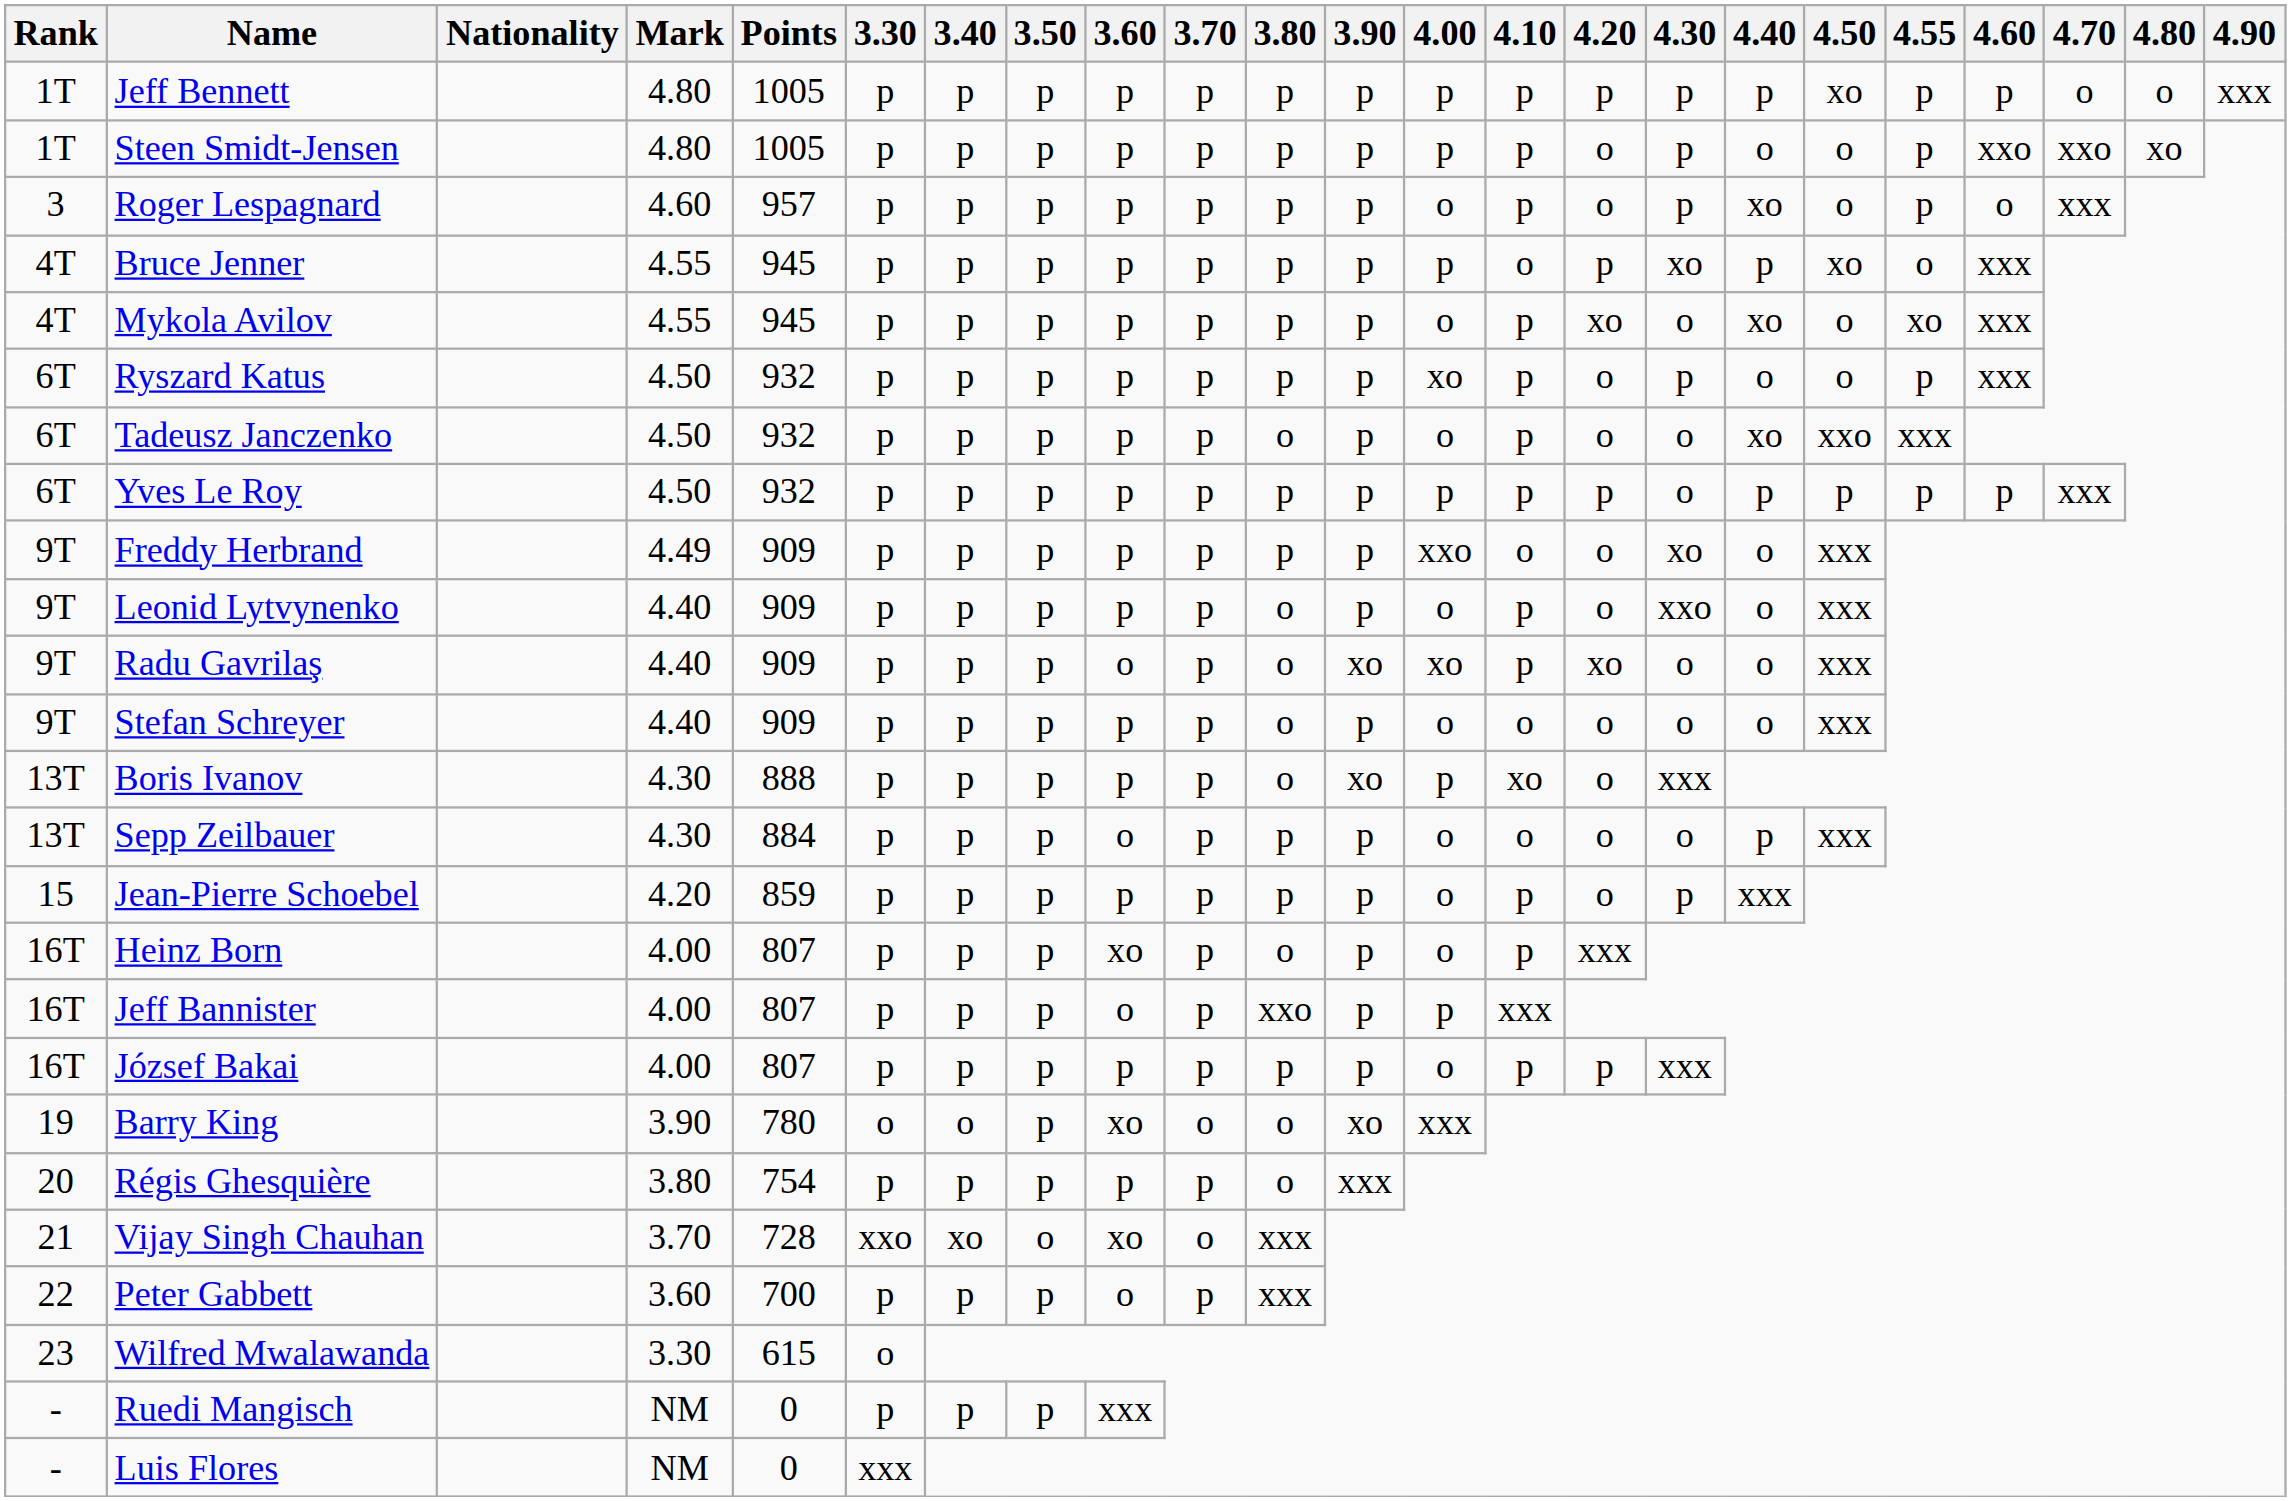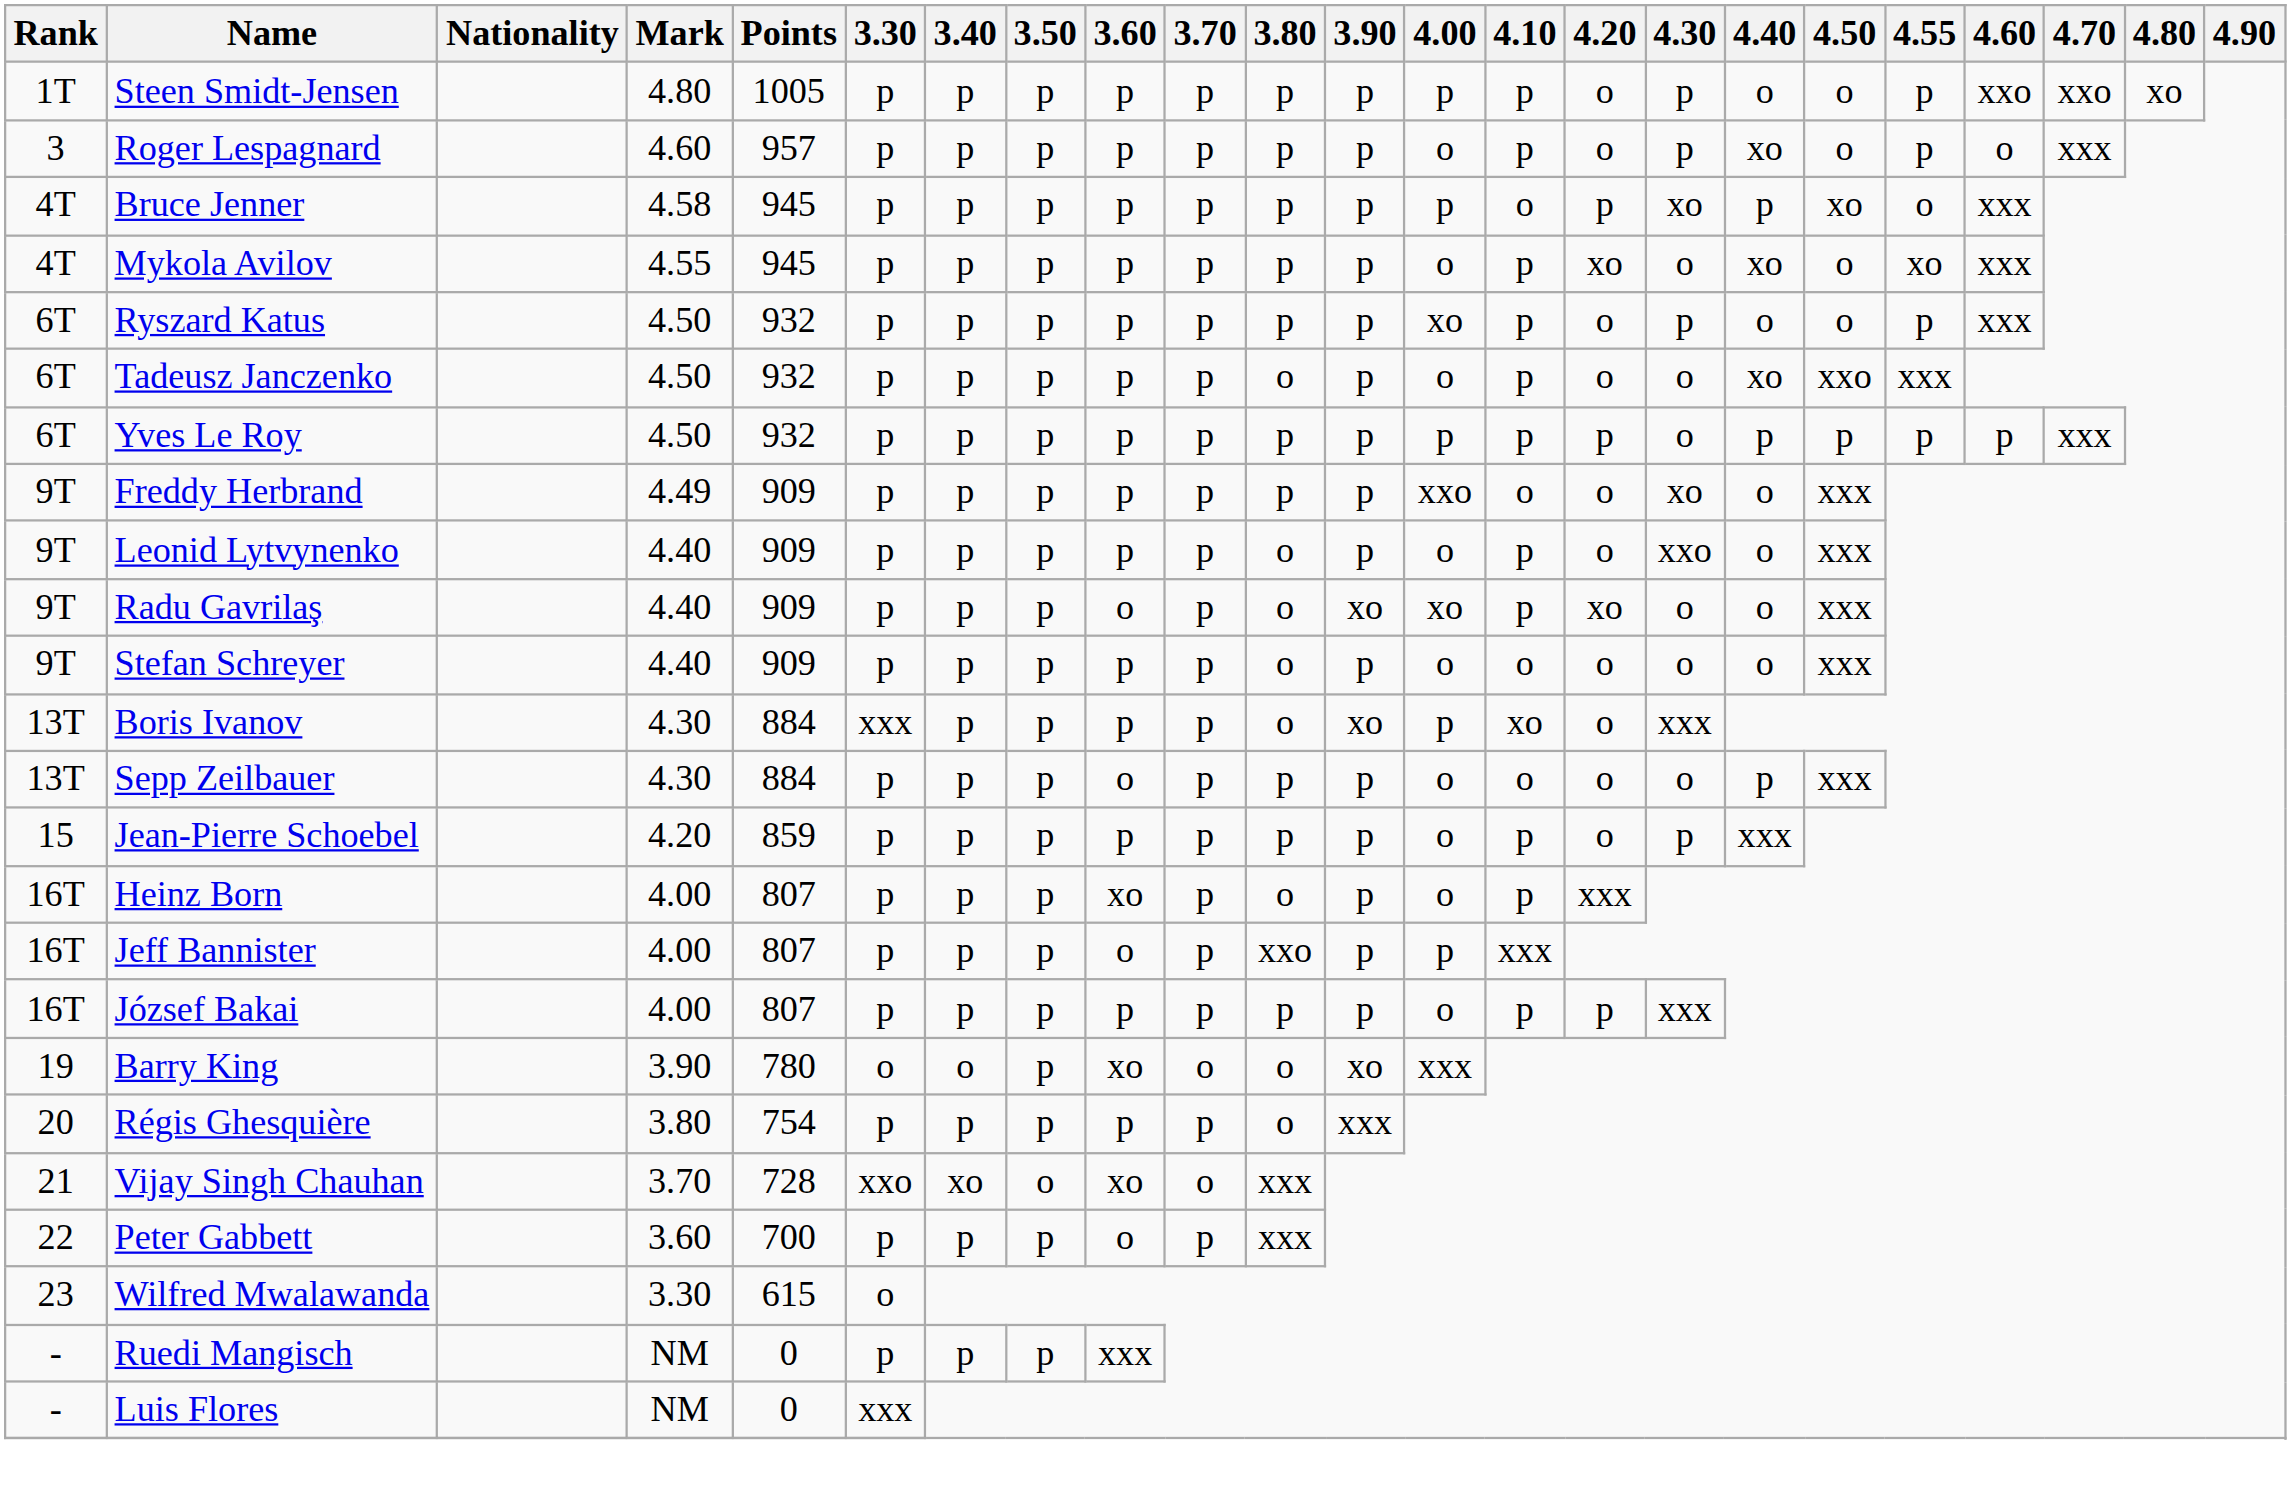- row: (202, 90)
(680, 262) 4.55 -> (680, 205) 4.58
(789, 778) 888 -> (789, 721) 884
(885, 778) p -> (885, 721) xxx
